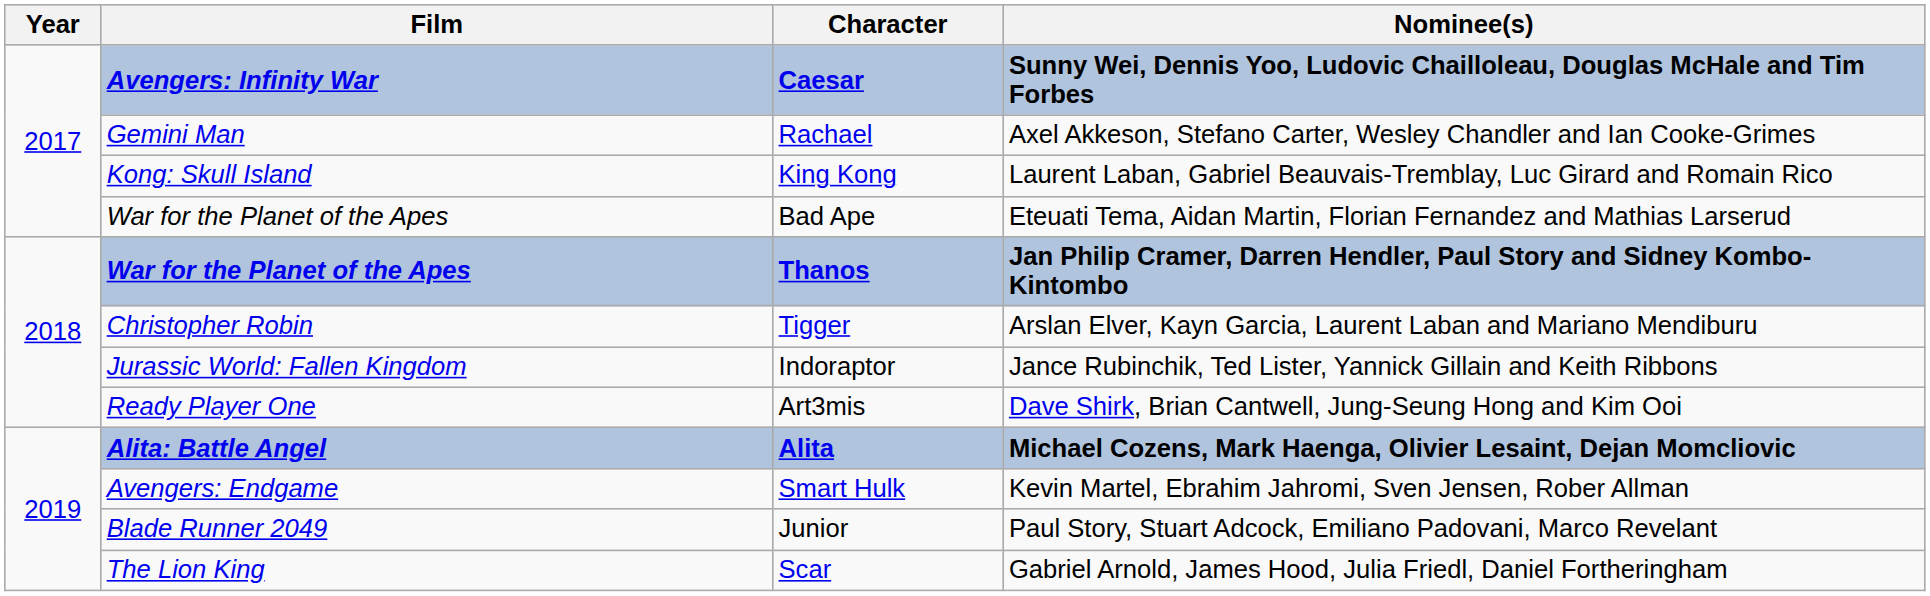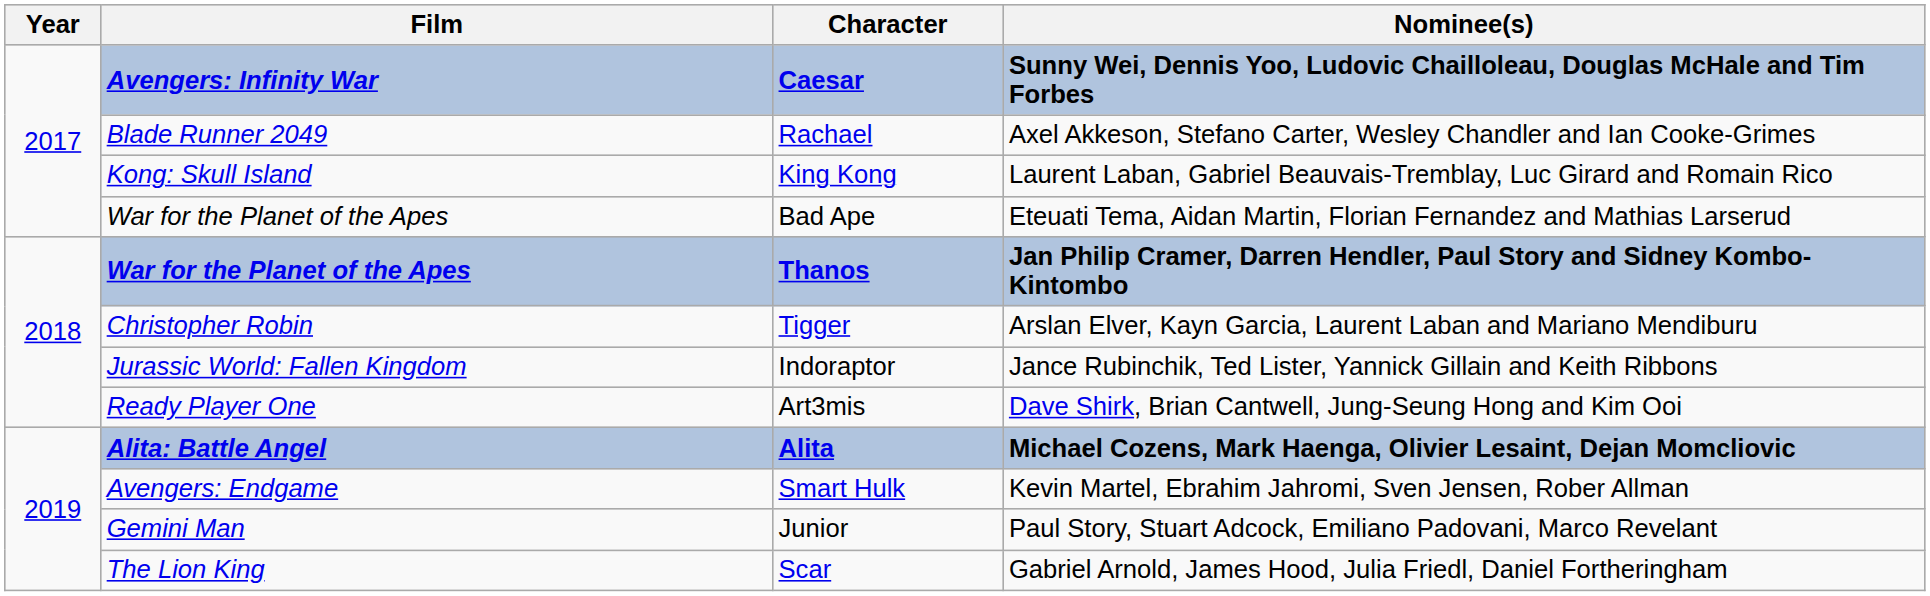(176, 134) Gemini Man -> (217, 134) Blade Runner 2049
(217, 529) Blade Runner 2049 -> (176, 529) Gemini Man
